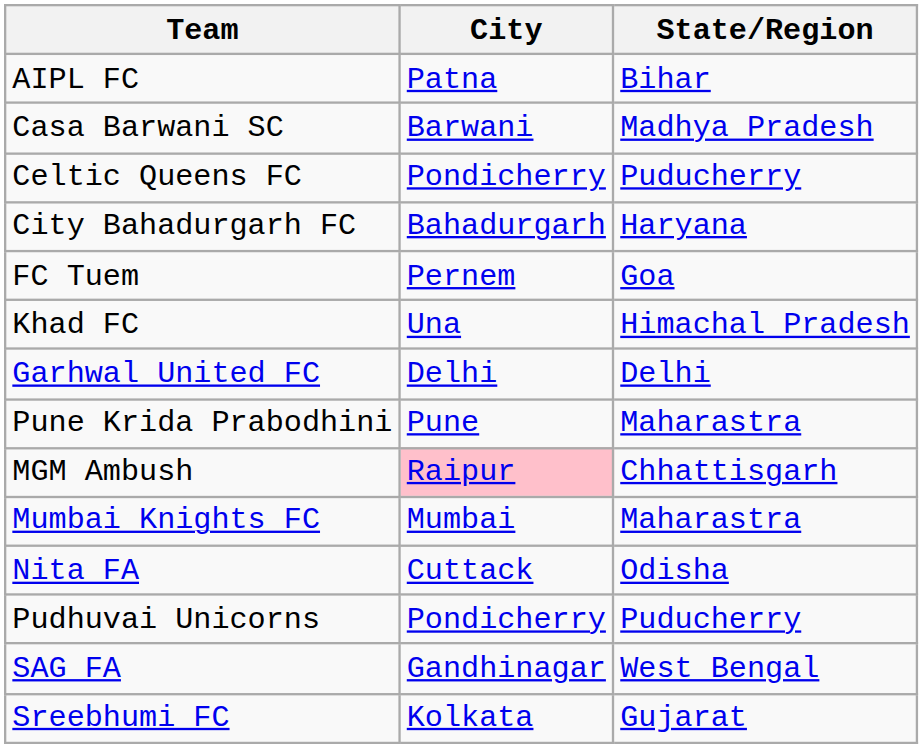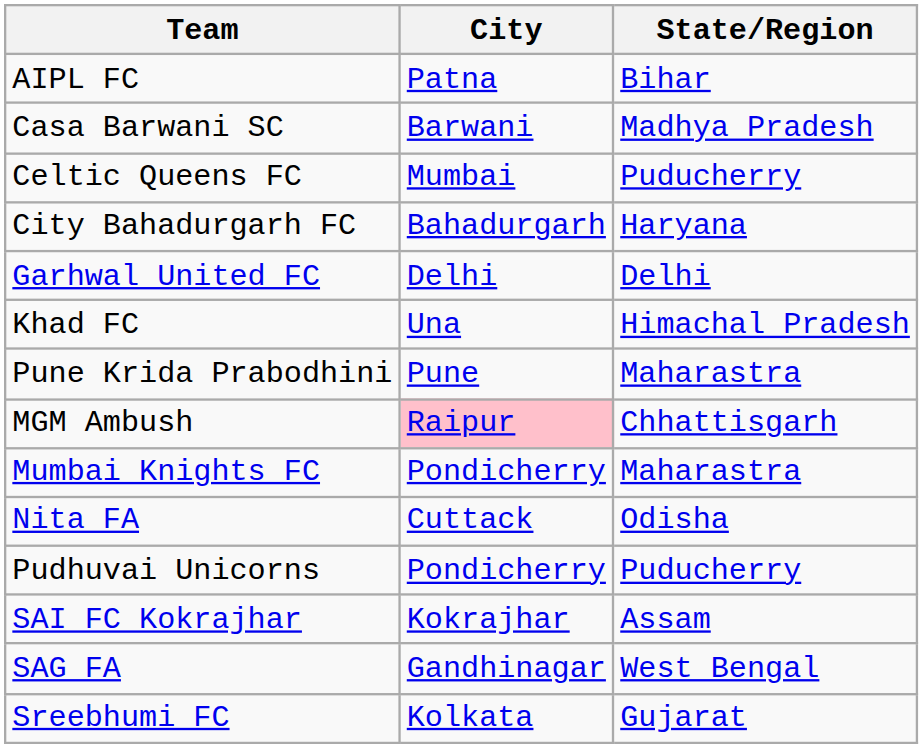(506, 177) Pondicherry -> (461, 177) Mumbai
- row: (76, 276)
rows swapped: (166, 374) <-> (76, 325)
(461, 521) Mumbai -> (506, 472) Pondicherry
+ row: (157, 620)
